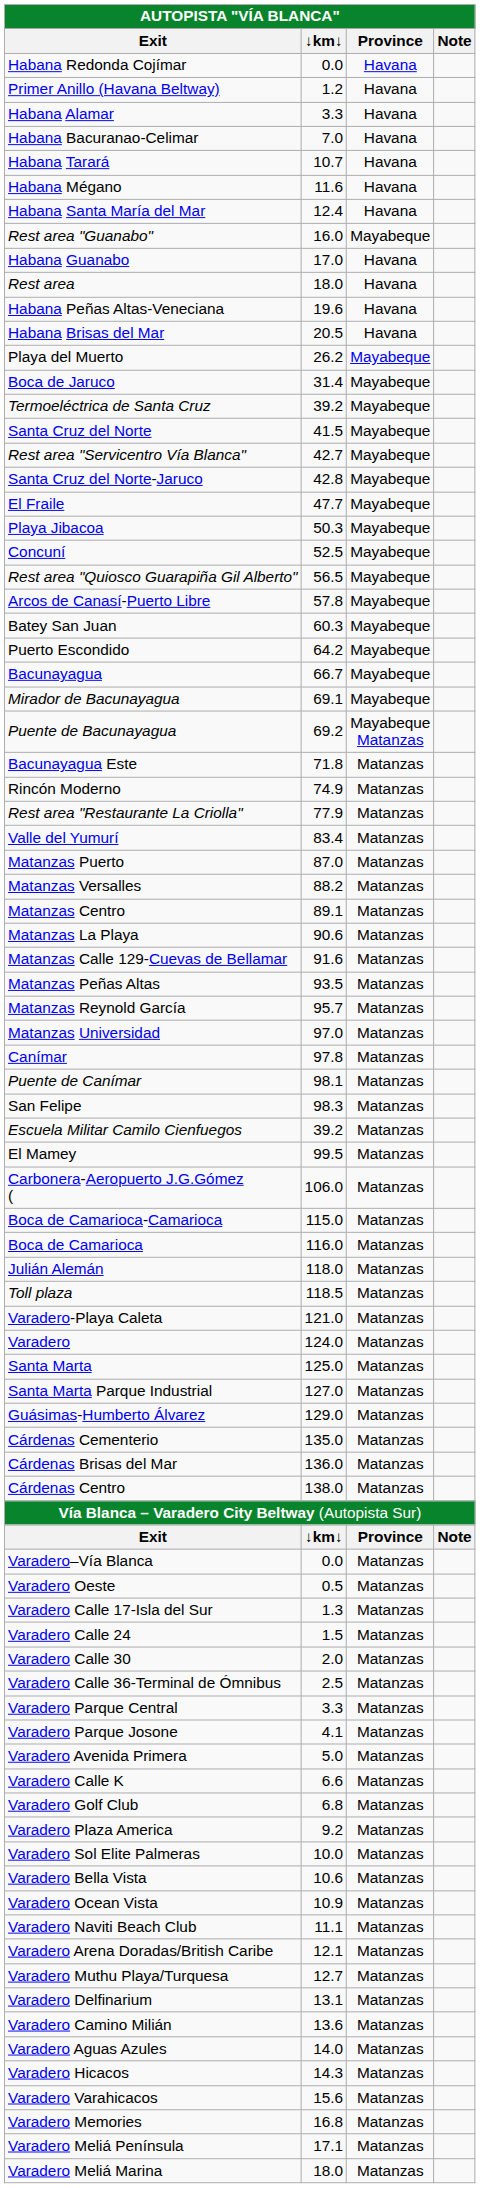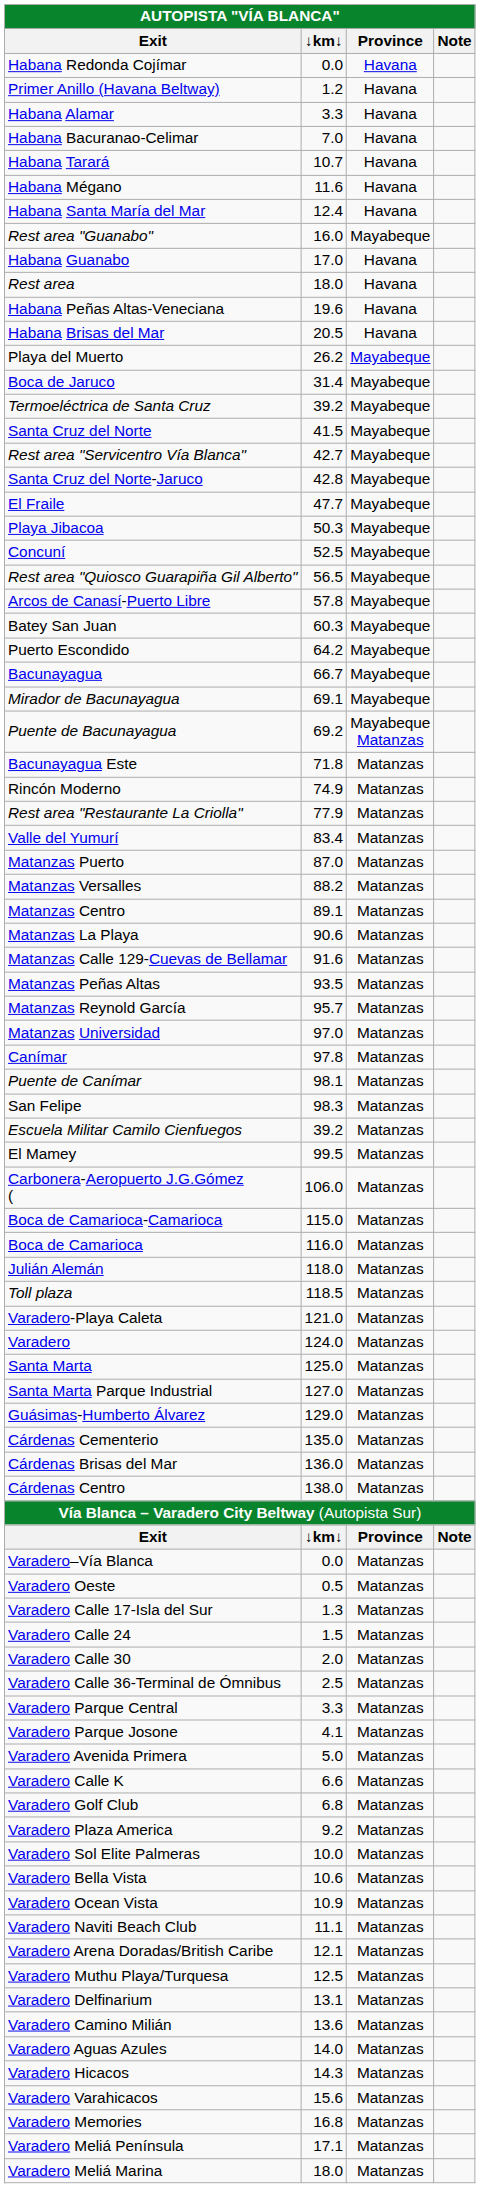(328, 1975) 12.7 -> (328, 1975) 12.5
